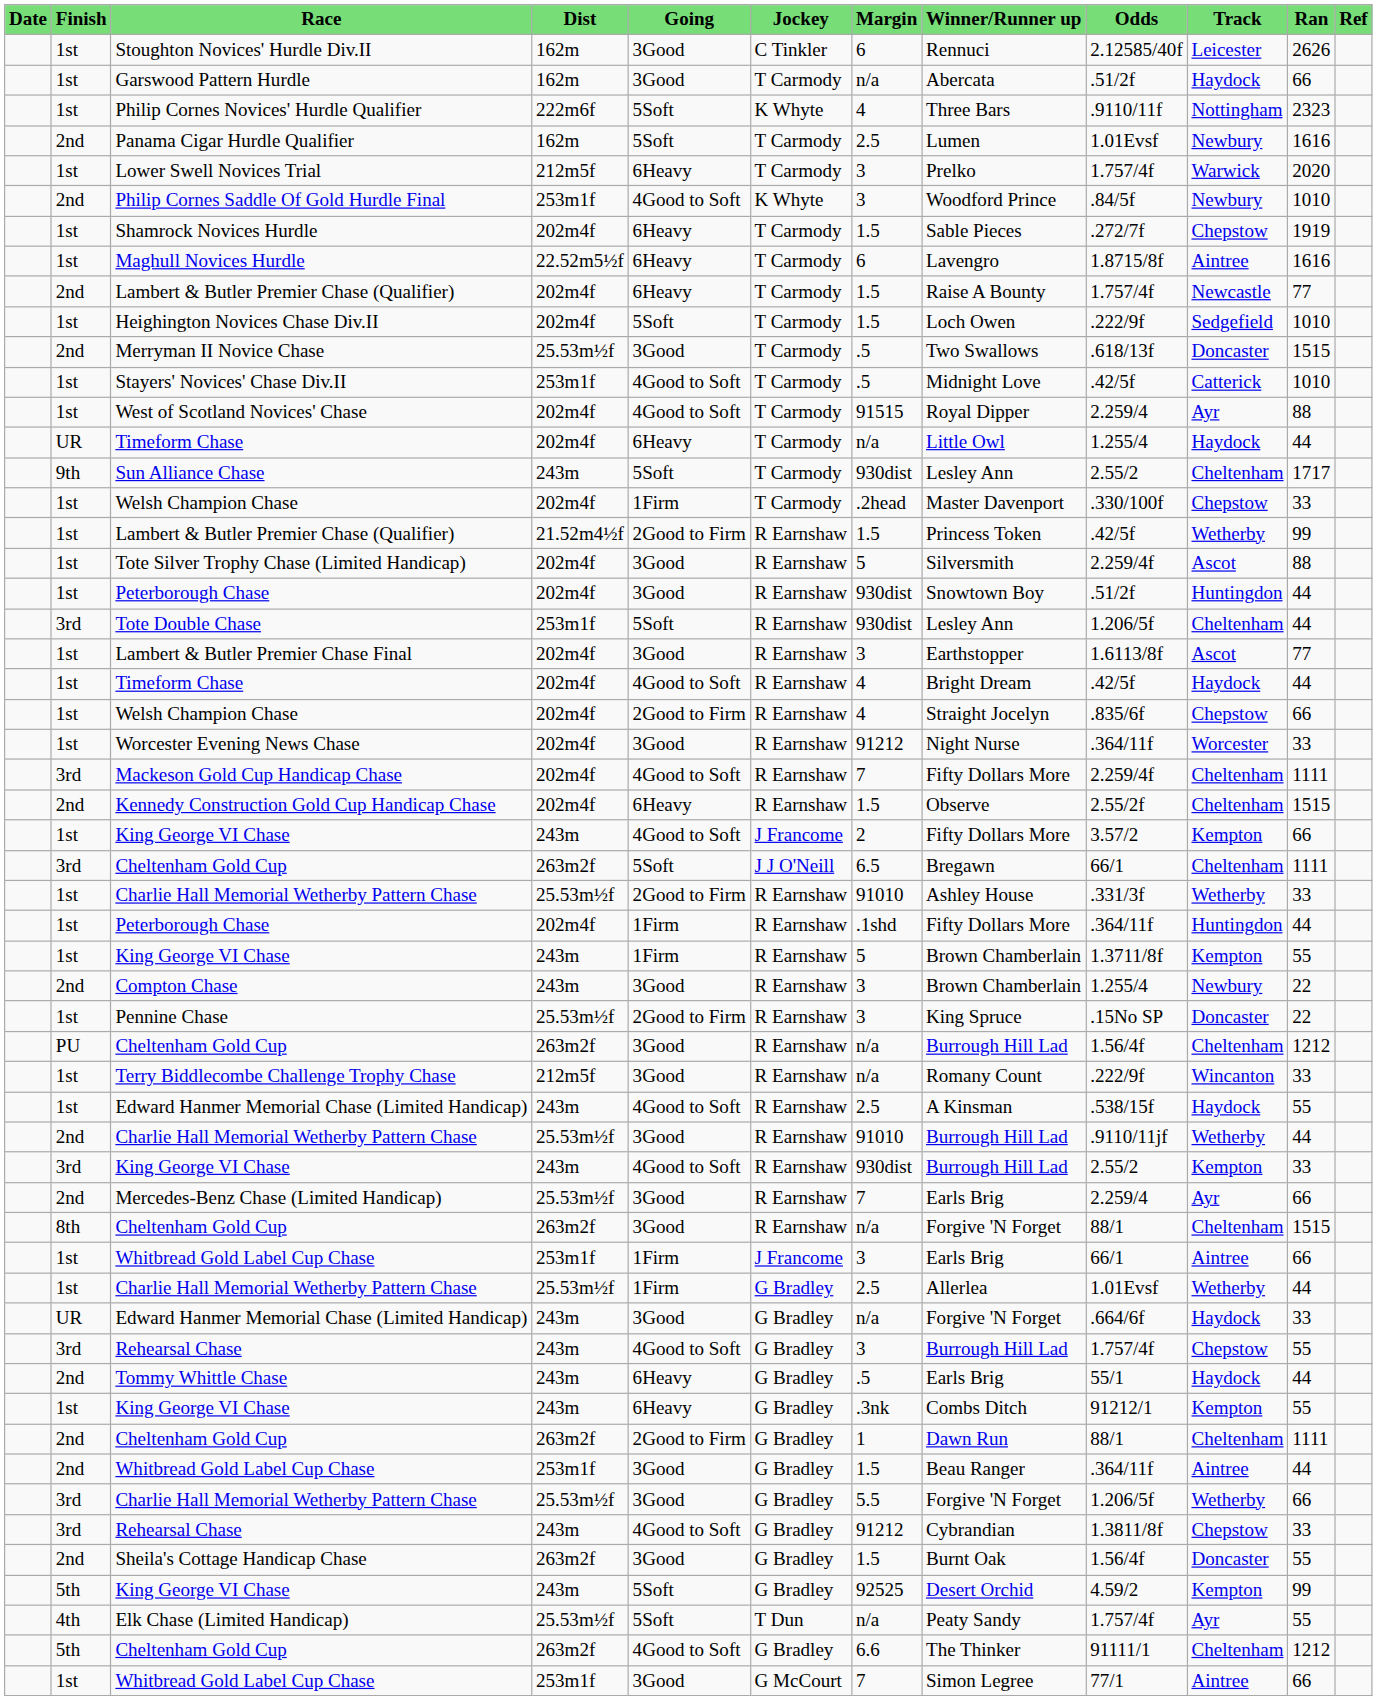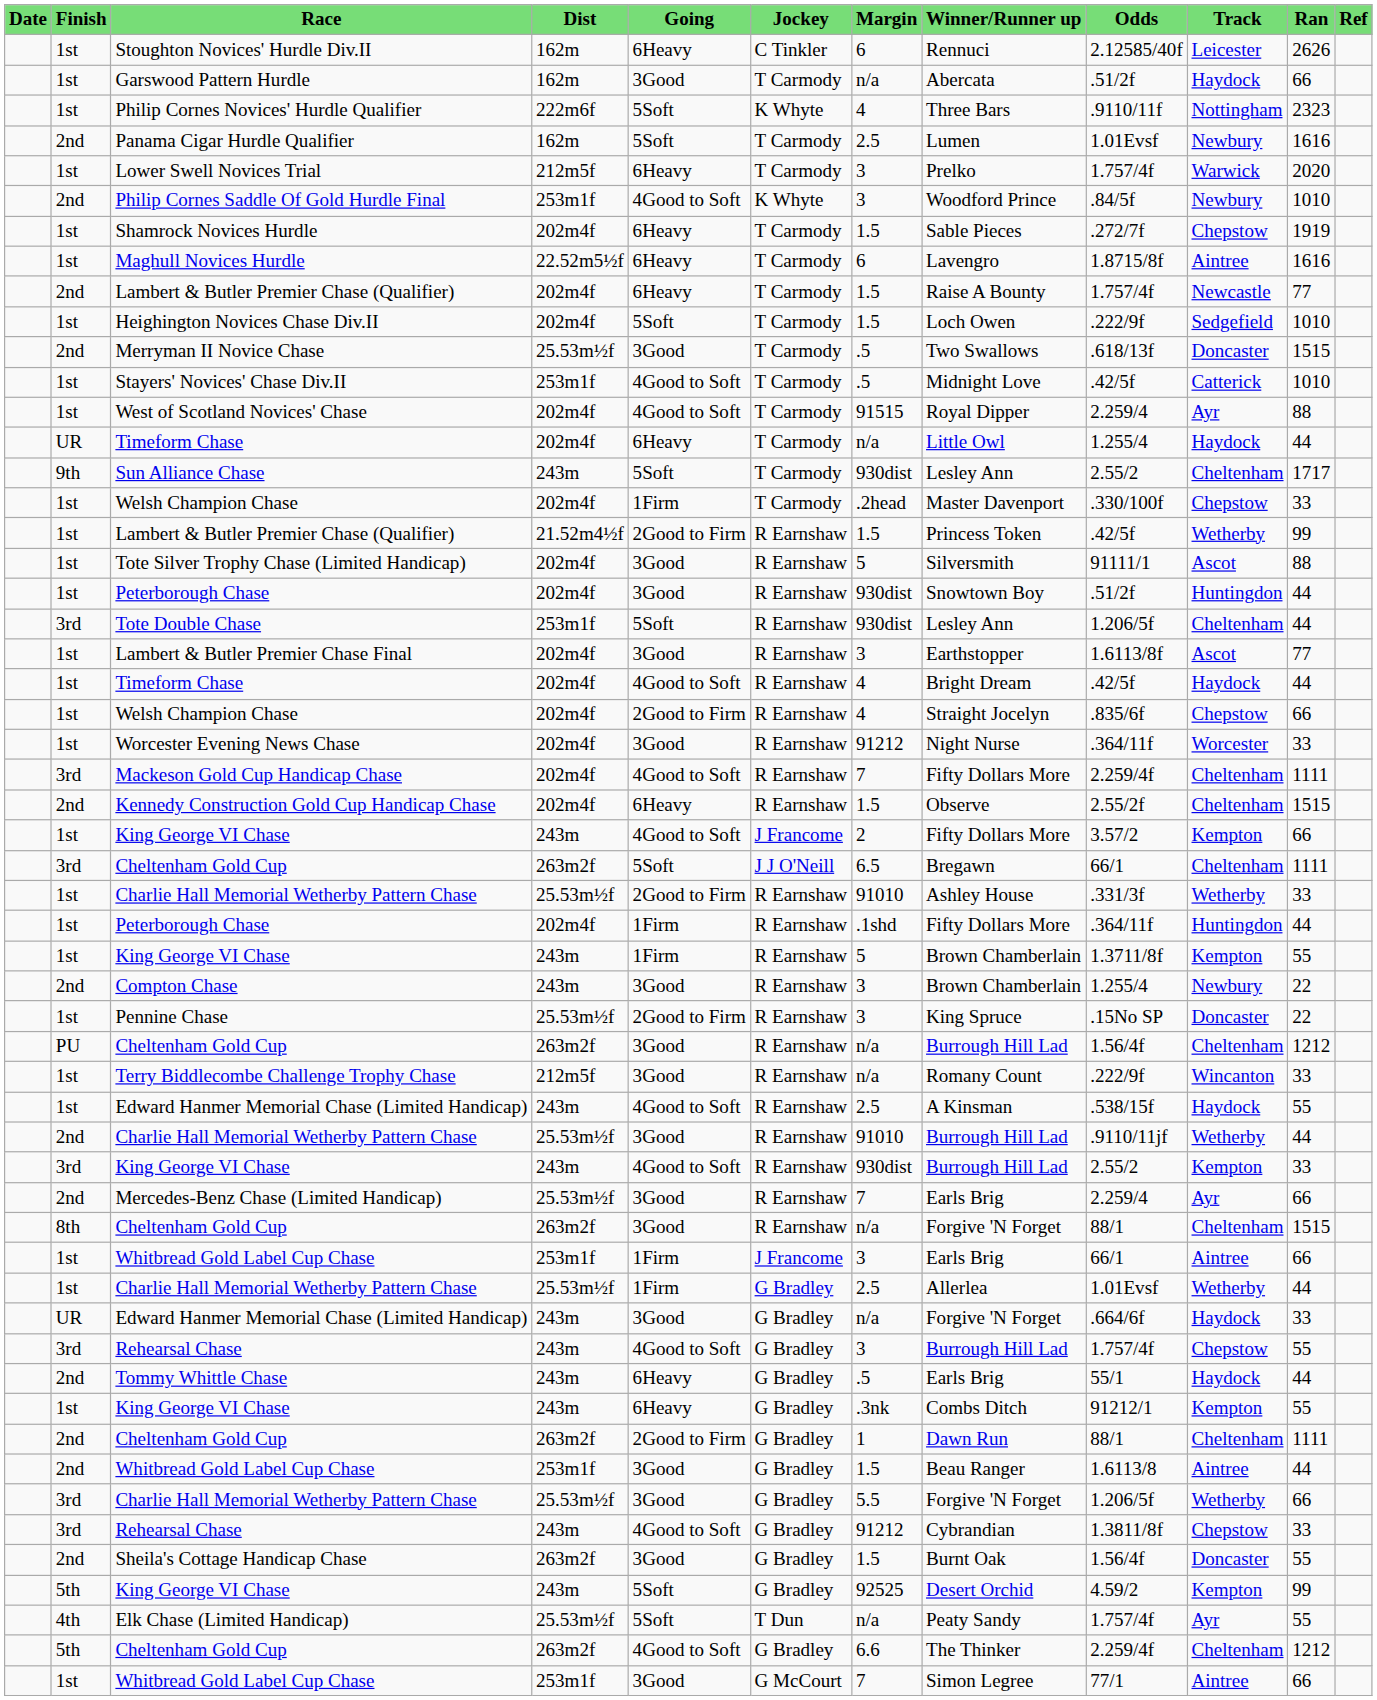(659, 49) 3Good -> (662, 49) 6Heavy
(1122, 563) 2.259/4f -> (1120, 563) 91111/1
(1122, 1469) .364/11f -> (1123, 1469) 1.6113/8
(1120, 1650) 91111/1 -> (1122, 1650) 2.259/4f
